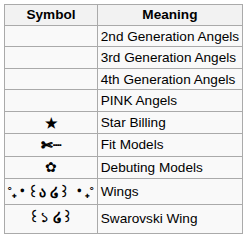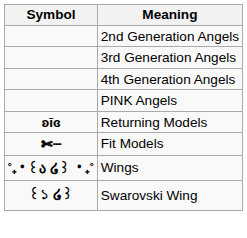- row: (133, 122)
+ row: (154, 122)
- row: (152, 167)
